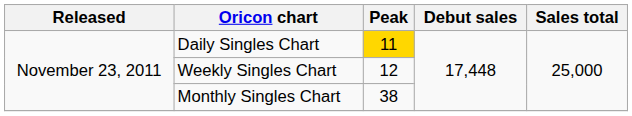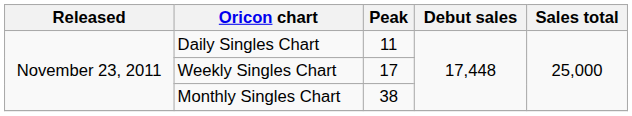(389, 44) gold background -> (389, 44) no background
(389, 70) 12 -> (389, 70) 17
